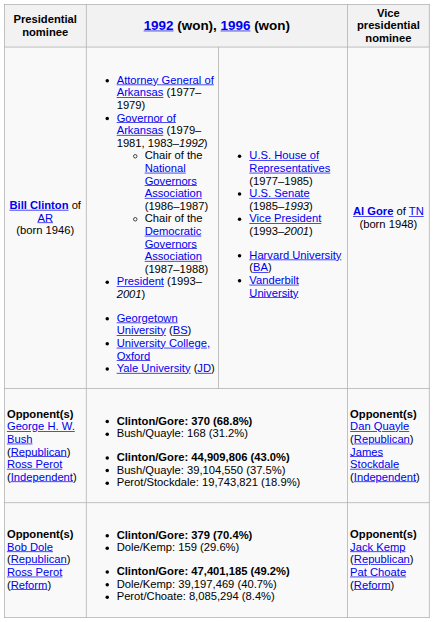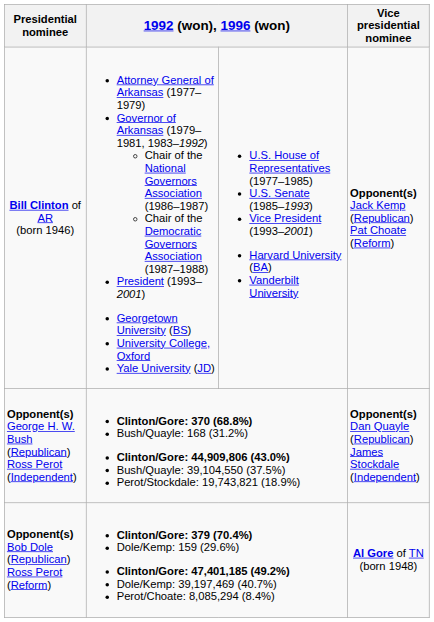(388, 218) Al Gore of TN (born 1948) -> (383, 218) Opponent(s) Jack Kemp (Republican) Pat Choate (Reform)
(383, 560) Opponent(s) Jack Kemp (Republican) Pat Choate (Reform) -> (388, 560) Al Gore of TN (born 1948)
